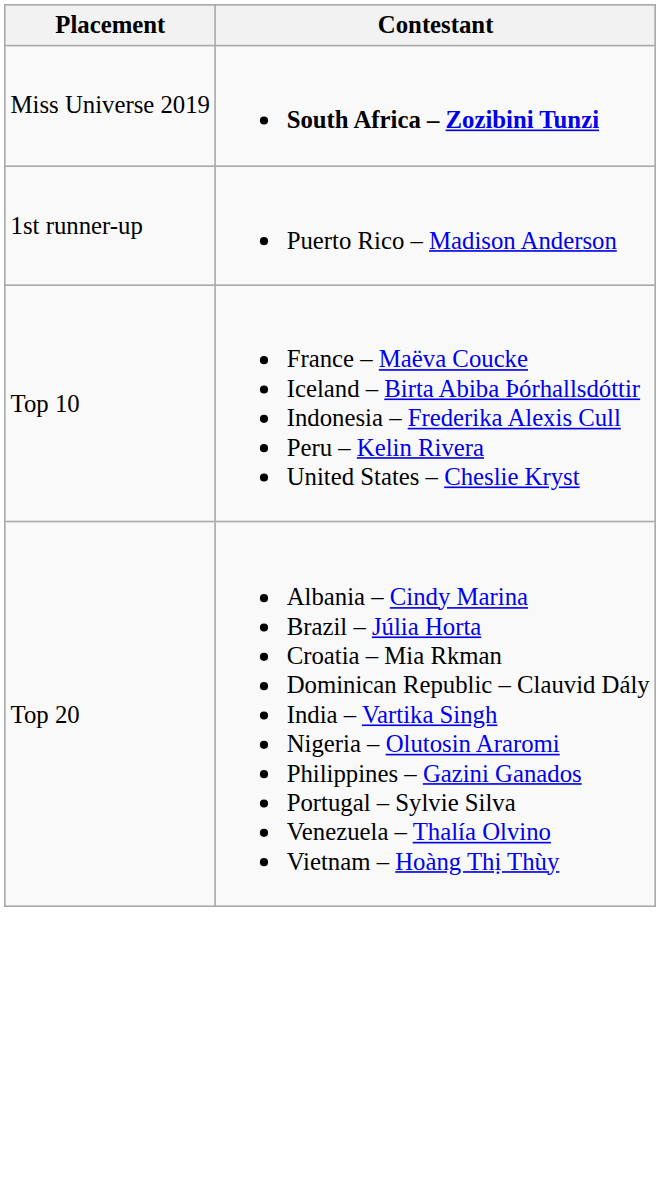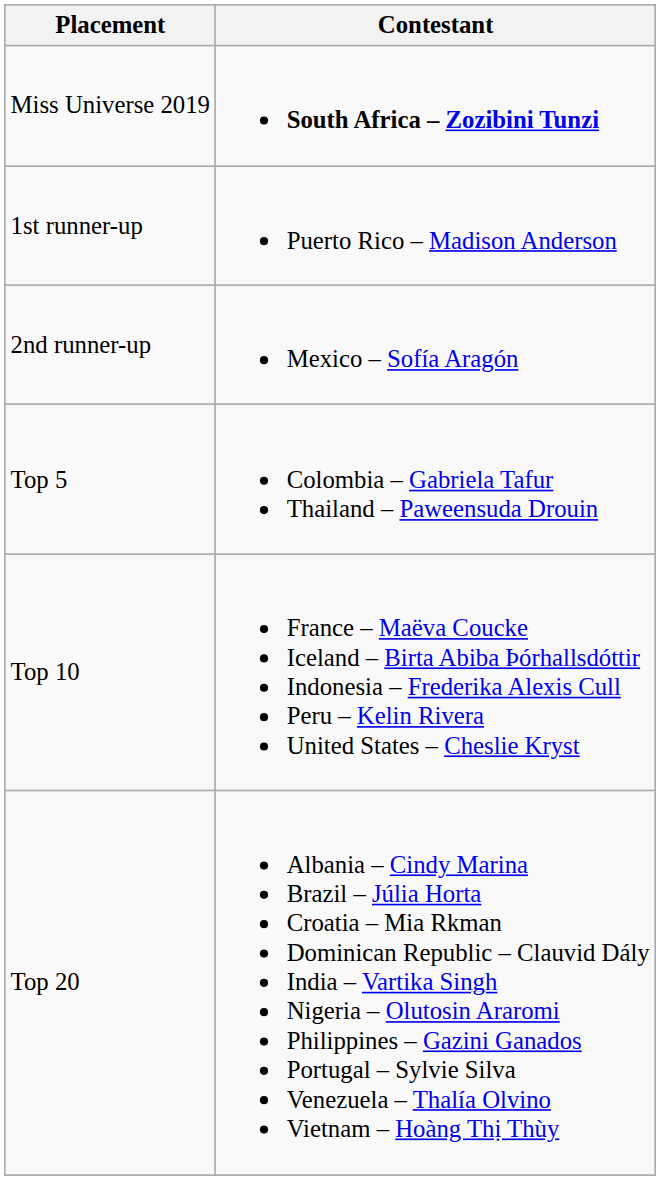+ row: (81, 344)
+ row: (39, 479)
